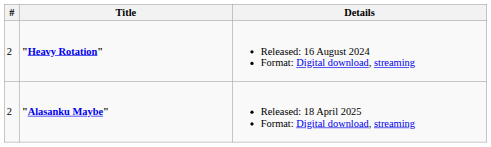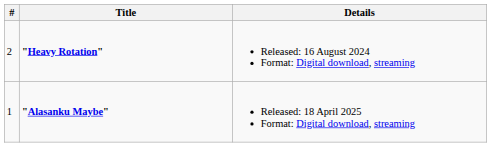(9, 112) 2 -> (9, 112) 1
